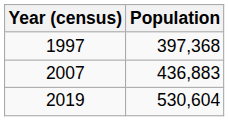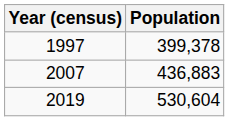(189, 45) 397,368 -> (189, 45) 399,378
